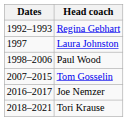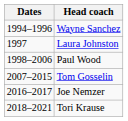- row: (88, 28)
+ row: (89, 28)
